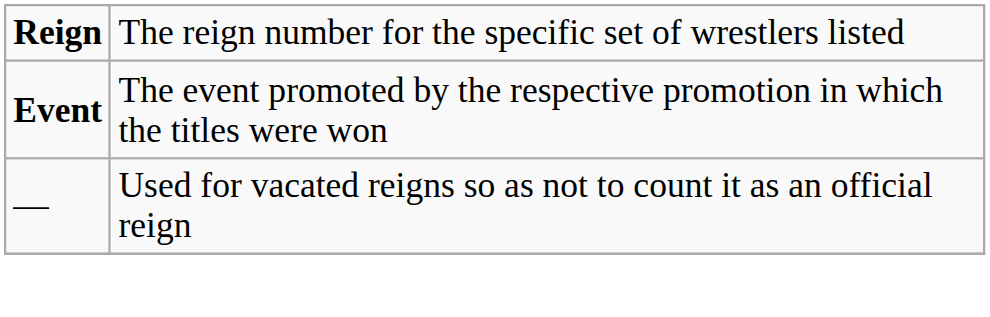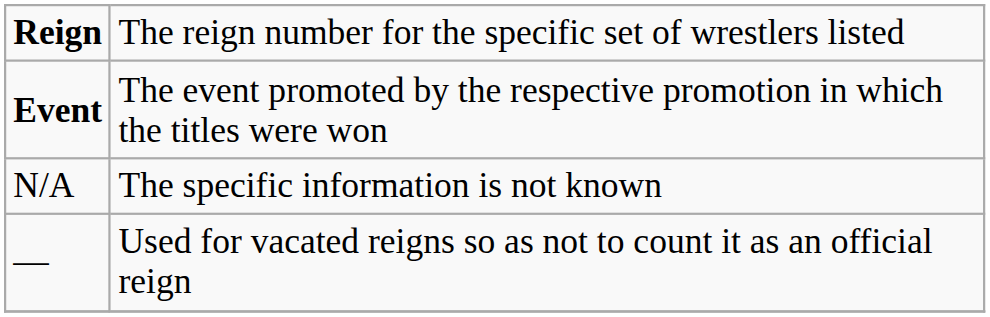+ row: (44, 185)
